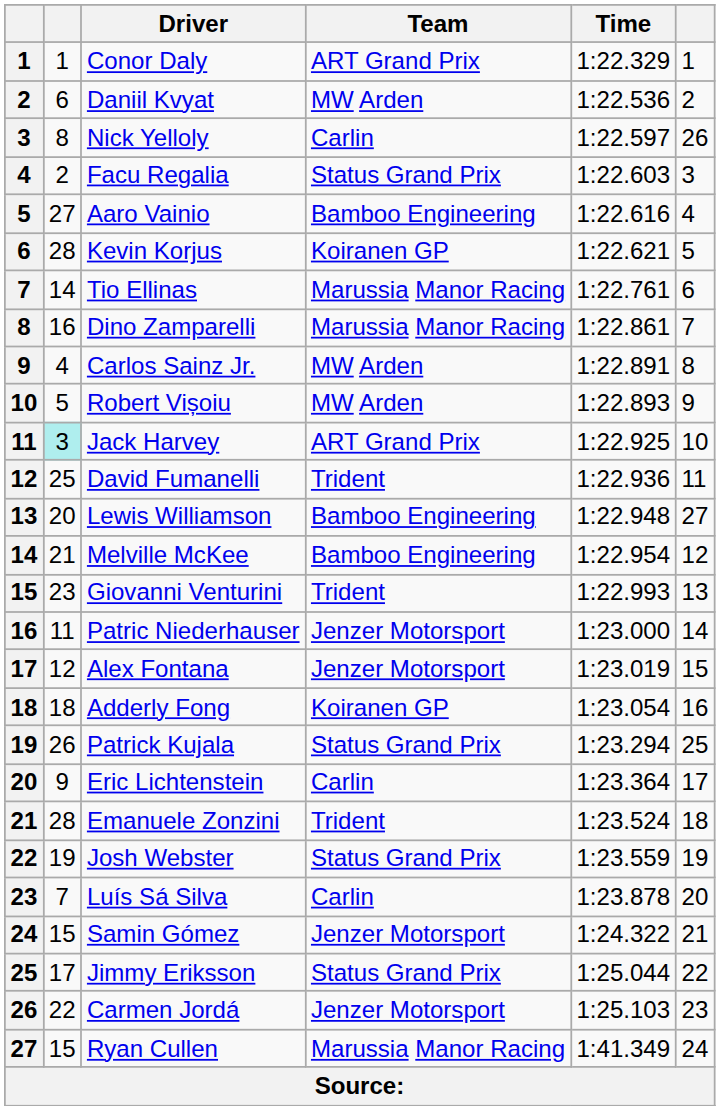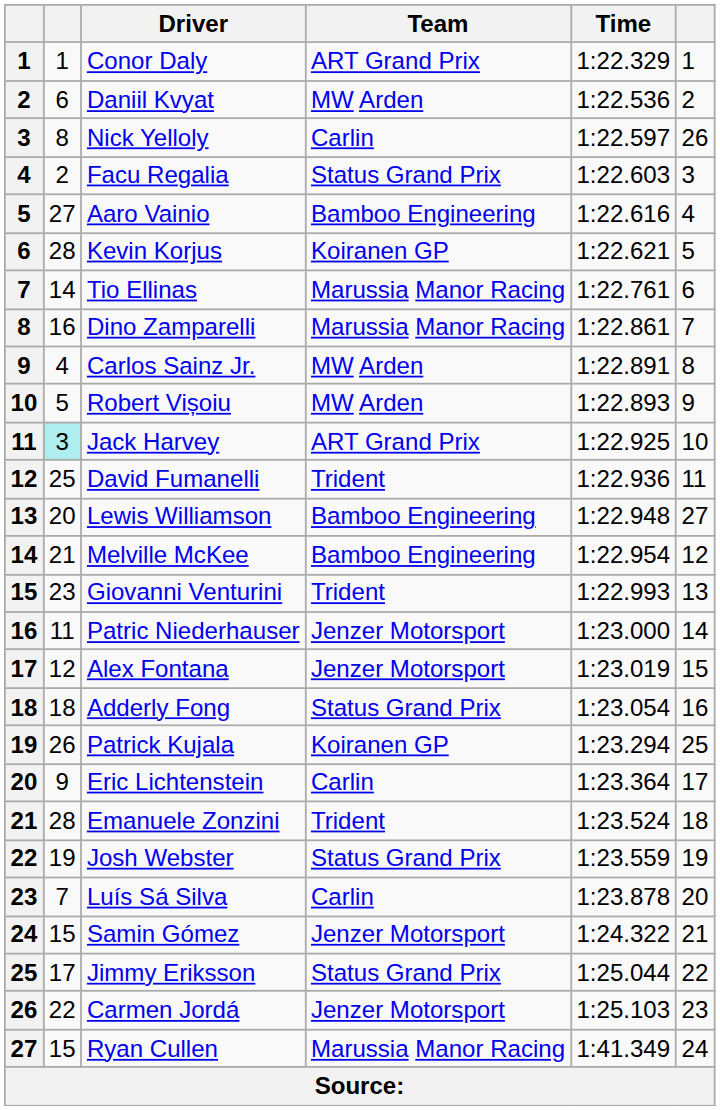(380, 706) Koiranen GP -> (406, 706) Status Grand Prix
(406, 744) Status Grand Prix -> (380, 744) Koiranen GP
